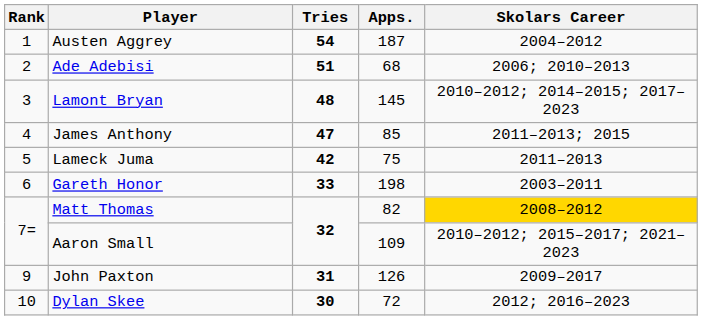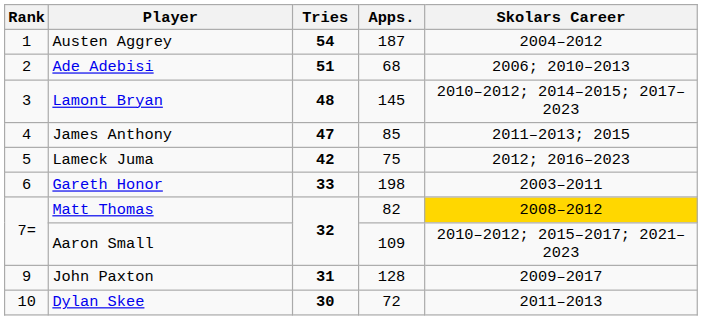(561, 160) 2011–2013 -> (561, 160) 2012; 2016–2023
(391, 278) 126 -> (391, 278) 128
(561, 303) 2012; 2016–2023 -> (561, 303) 2011–2013
